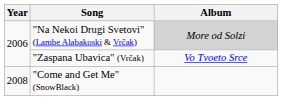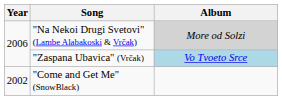(216, 58) no background -> (216, 58) lightblue background
(17, 80) 2008 -> (17, 80) 2002
